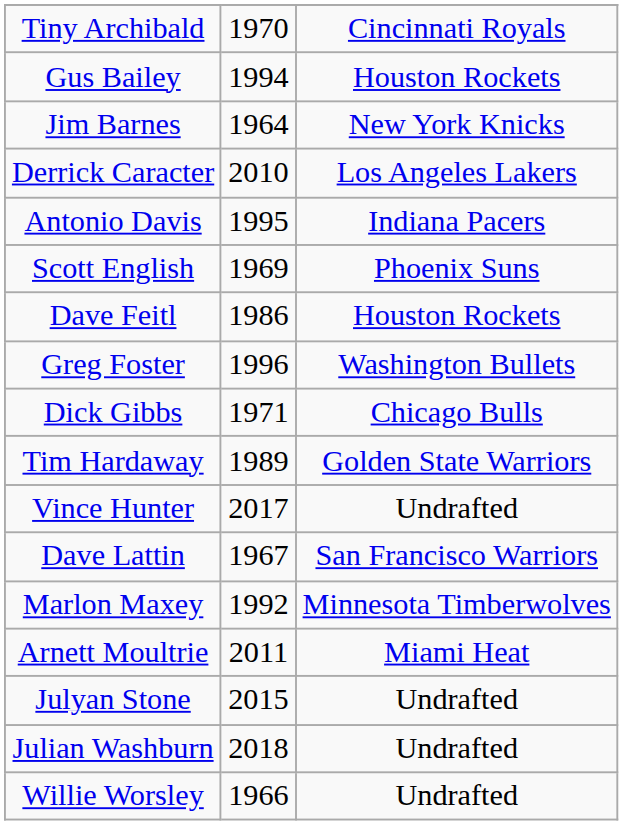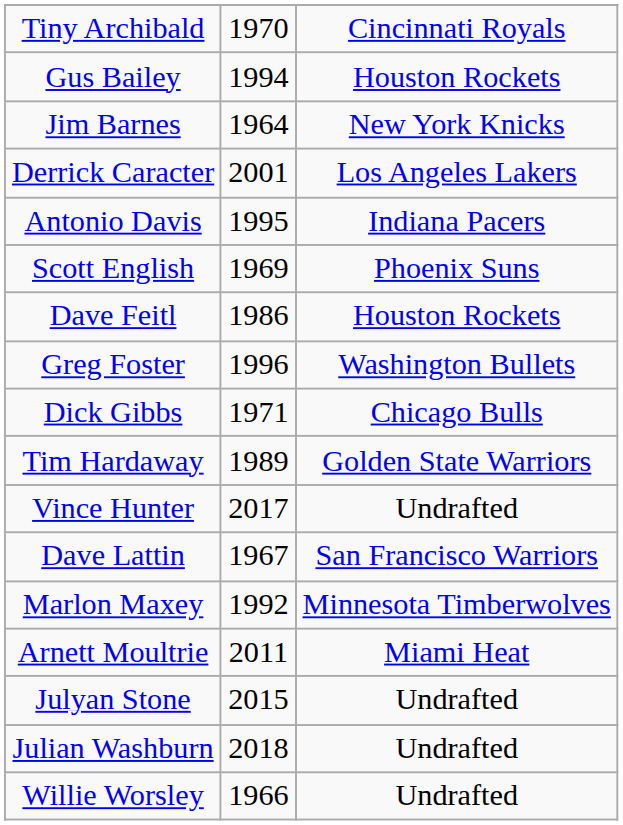(258, 172) 2010 -> (258, 172) 2001
